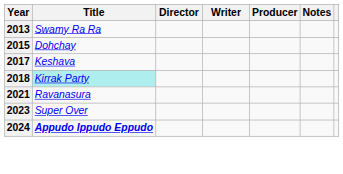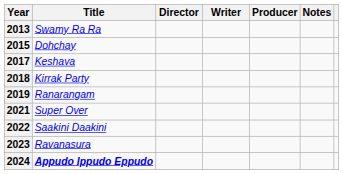(62, 78) paleturquoise background -> (62, 78) no background
+ row: (18, 95)
(63, 95) Ravanasura -> (61, 111) Super Over
+ row: (18, 128)
(61, 111) Super Over -> (63, 144) Ravanasura
